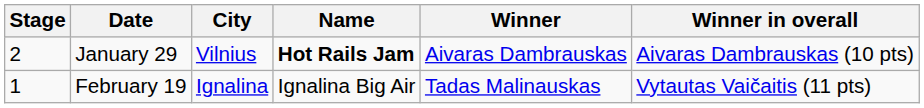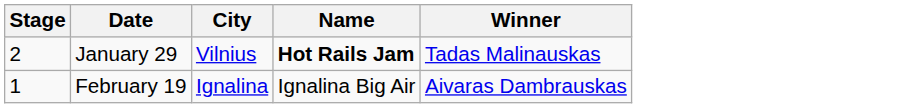- column: (775, 20)
(526, 53) Aivaras Dambrauskas -> (513, 53) Tadas Malinauskas
(513, 86) Tadas Malinauskas -> (526, 86) Aivaras Dambrauskas
